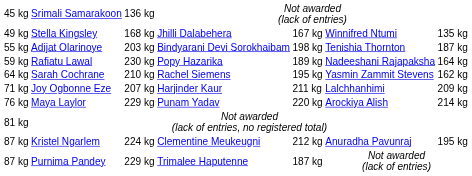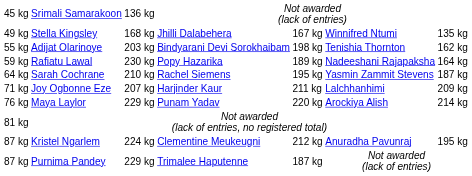(453, 47) 187 kg -> (453, 47) 162 kg
(453, 75) 162 kg -> (453, 75) 187 kg
